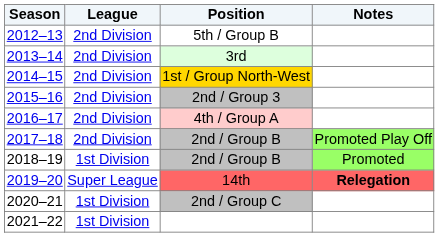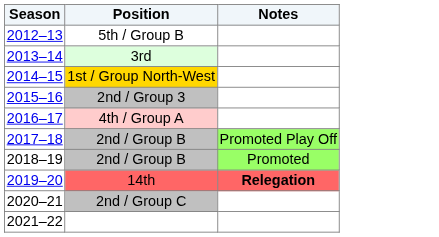- column: (112, 14)
